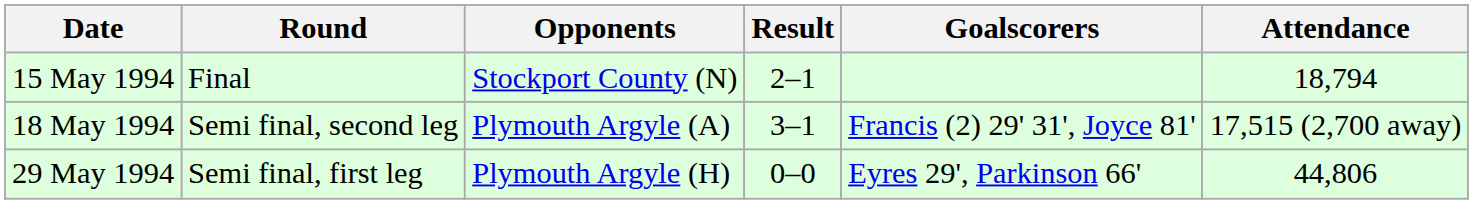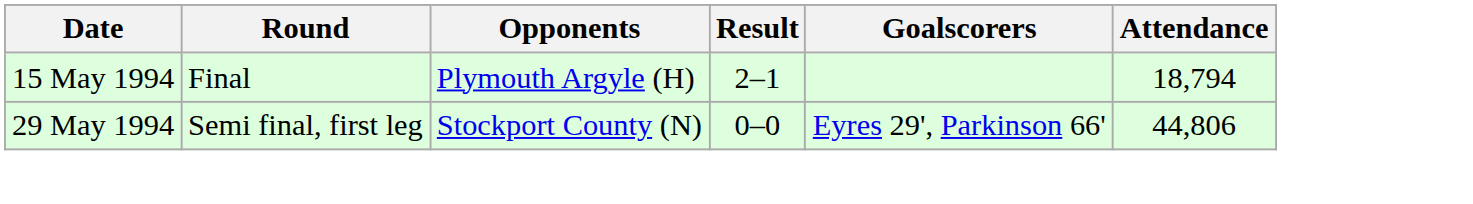(605, 76) Stockport County (N) -> (566, 76) Plymouth Argyle (H)
- row: (93, 125)
(601, 173) Plymouth Argyle (H) -> (569, 125) Stockport County (N)
